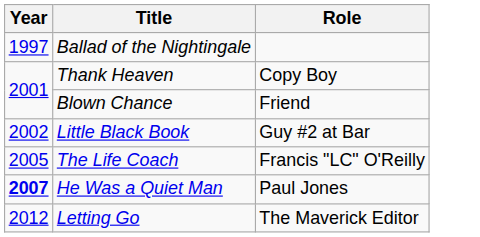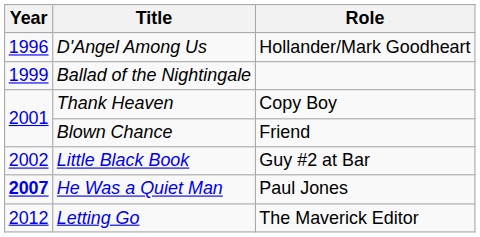+ row: (132, 47)
(29, 47) 1997 -> (29, 75) 1999
- row: (118, 160)
